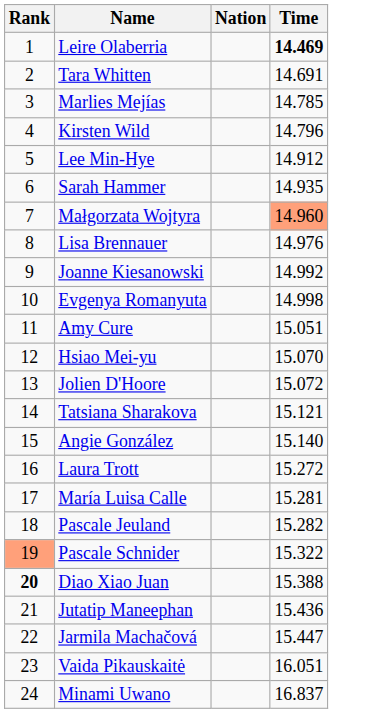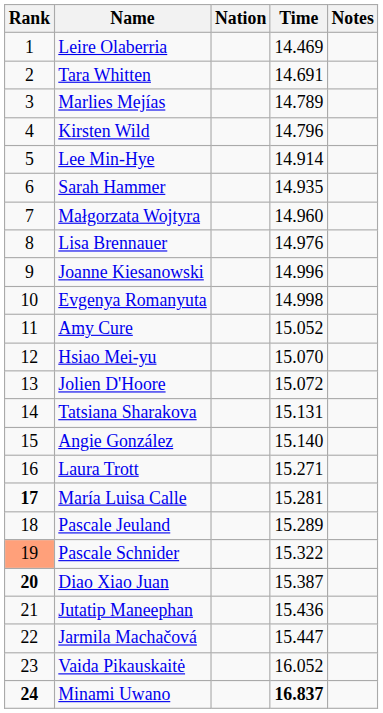+ column: (353, 18)
(299, 46) bold -> (299, 46) normal
(299, 103) 14.785 -> (299, 103) 14.789
(299, 159) 14.912 -> (299, 159) 14.914
(299, 215) lightsalmon background -> (299, 215) no background
(299, 272) 14.992 -> (299, 272) 14.996
(299, 328) 15.051 -> (299, 328) 15.052
(299, 412) 15.121 -> (299, 412) 15.131
(299, 469) 15.272 -> (299, 469) 15.271
(29, 497) normal -> (29, 497) bold
(299, 525) 15.282 -> (299, 525) 15.289
(299, 581) 15.388 -> (299, 581) 15.387
(299, 666) 16.051 -> (299, 666) 16.052
(29, 694) normal -> (29, 694) bold
(299, 694) normal -> (299, 694) bold
